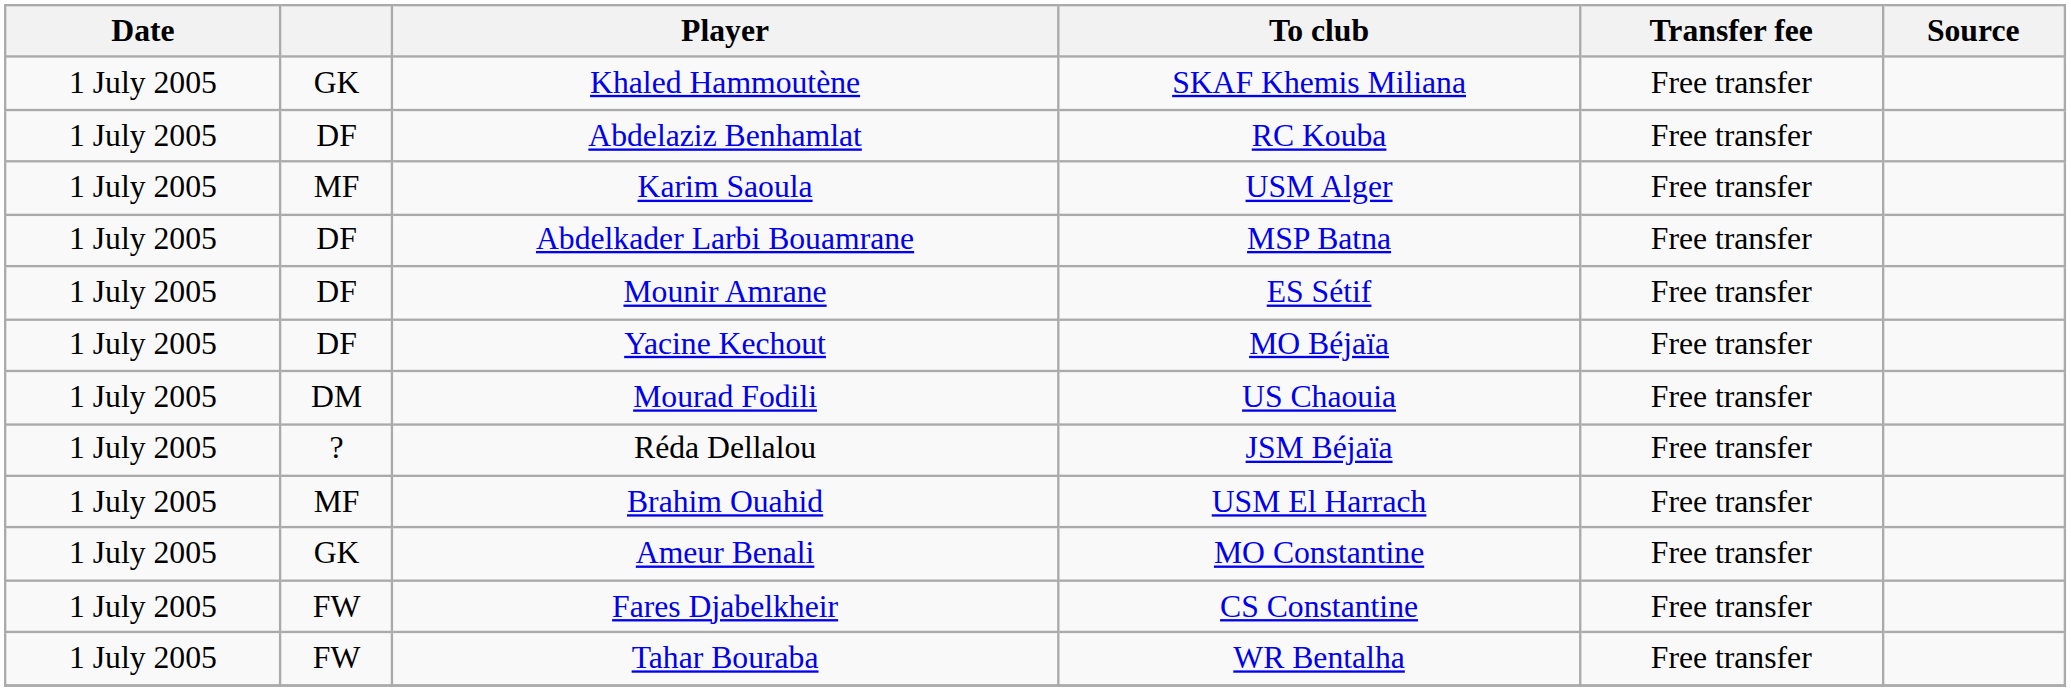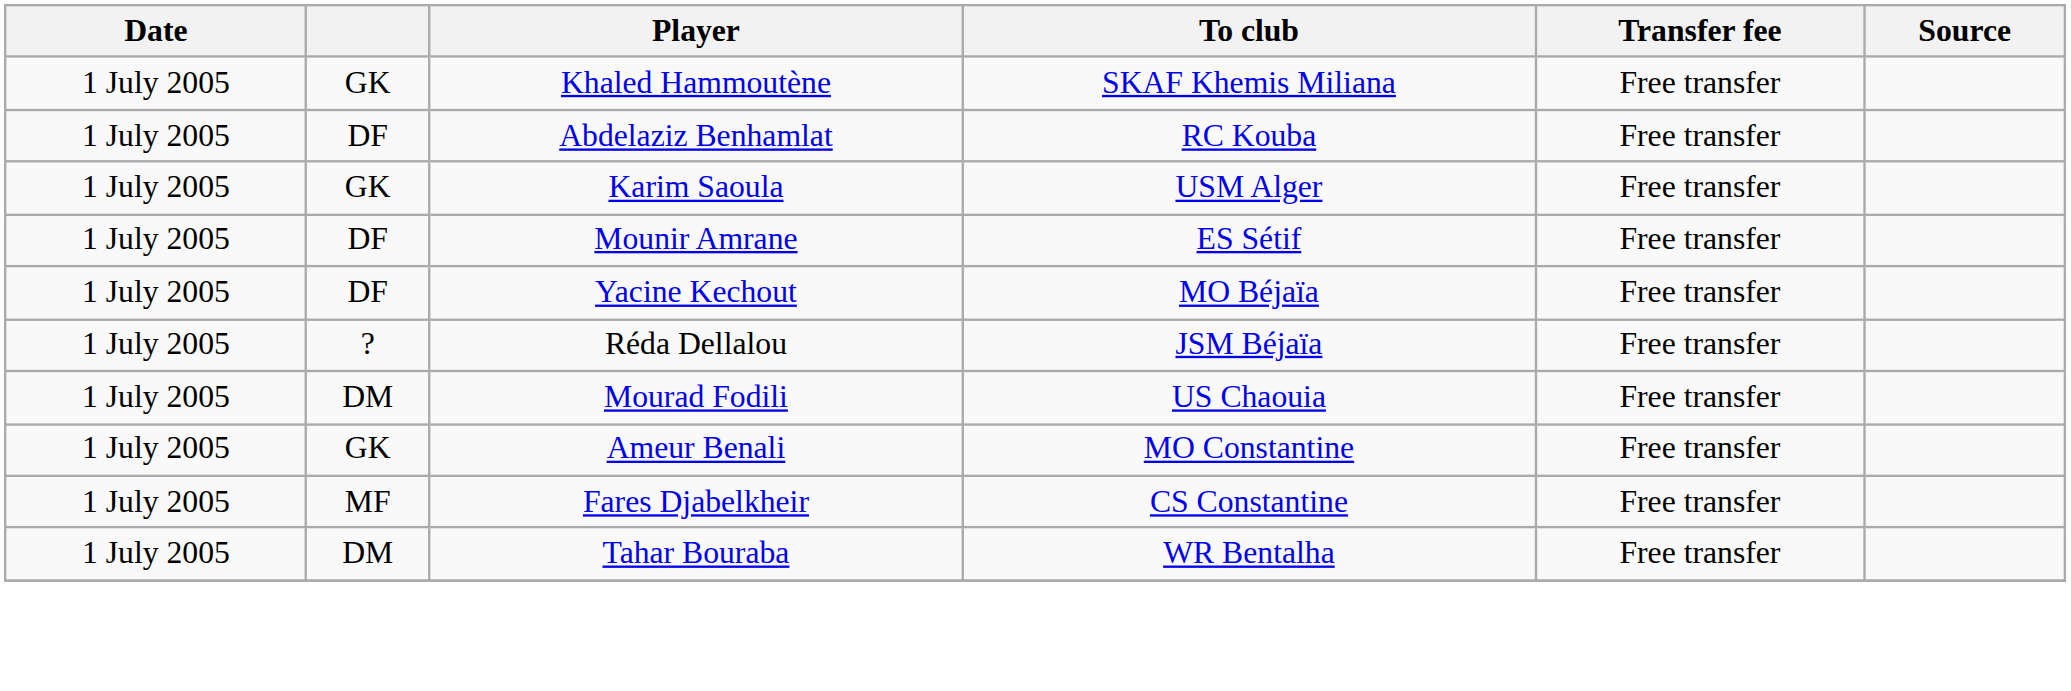(337, 187) MF -> (368, 187) GK
- row: (725, 239)
rows swapped: (725, 448) <-> (725, 396)
- row: (725, 500)
(337, 605) FW -> (368, 500) MF
(337, 657) FW -> (368, 553) DM
